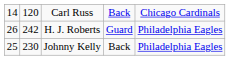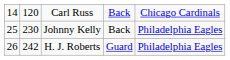rows swapped: (72, 47) <-> (72, 30)
